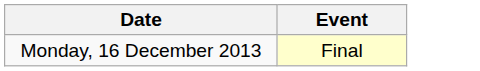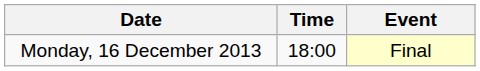+ column: (312, 19)
